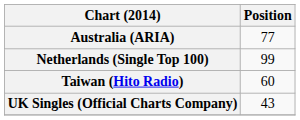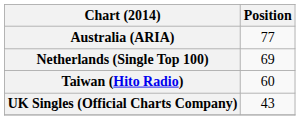(268, 59) 99 -> (268, 59) 69
